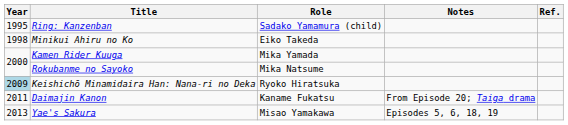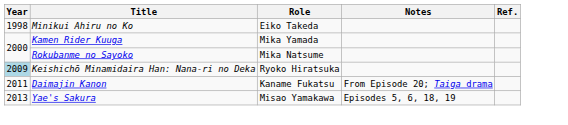- row: (72, 26)
